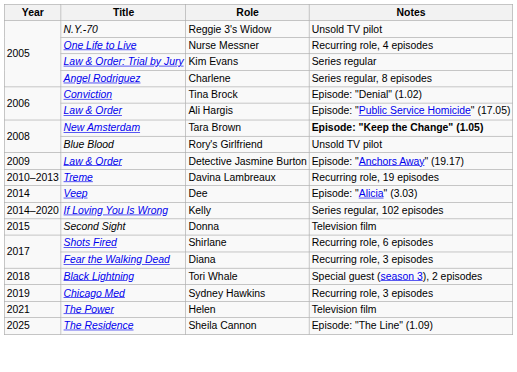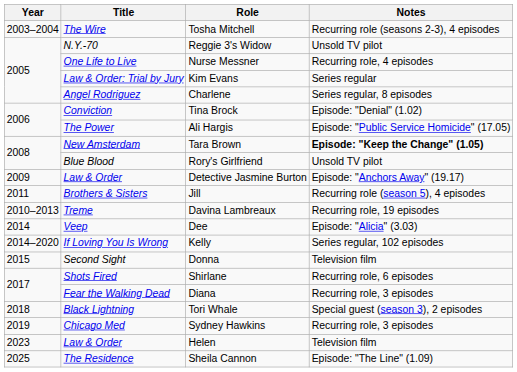+ row: (221, 29)
(93, 111) Law & Order -> (89, 128) The Power
+ row: (194, 194)
(18, 309) 2021 -> (18, 342) 2023
(89, 309) The Power -> (93, 342) Law & Order
